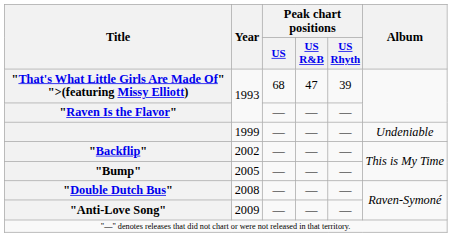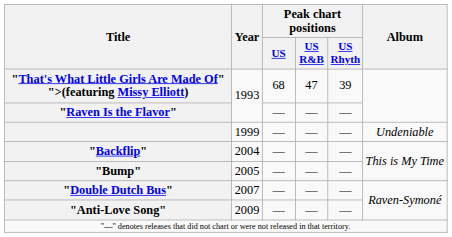(247, 151) 2002 -> (247, 151) 2004
(247, 190) 2008 -> (247, 190) 2007
